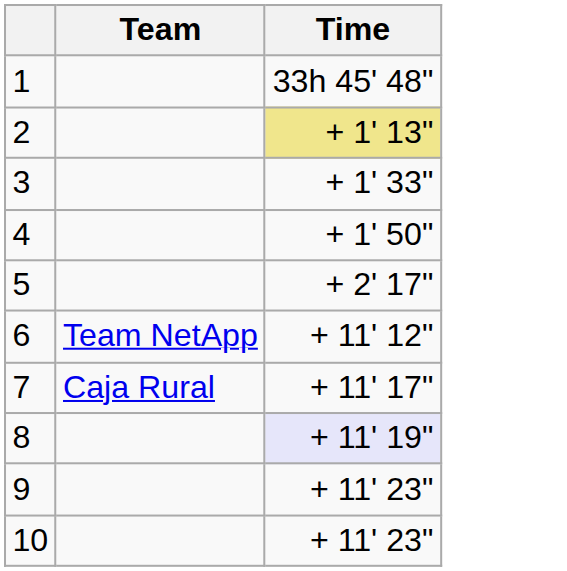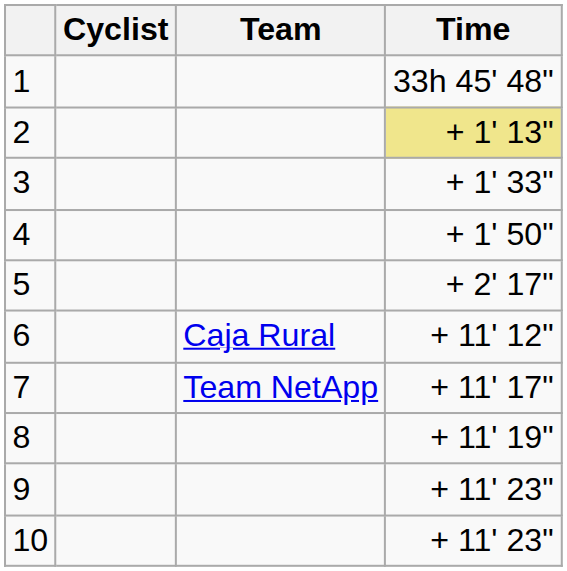+ column: (116, 30)
(160, 336) Team NetApp -> (259, 336) Caja Rural
(139, 387) Caja Rural -> (281, 387) Team NetApp
(372, 438) lavender background -> (492, 438) no background
